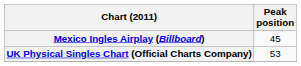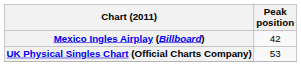(275, 38) 45 -> (275, 38) 42
